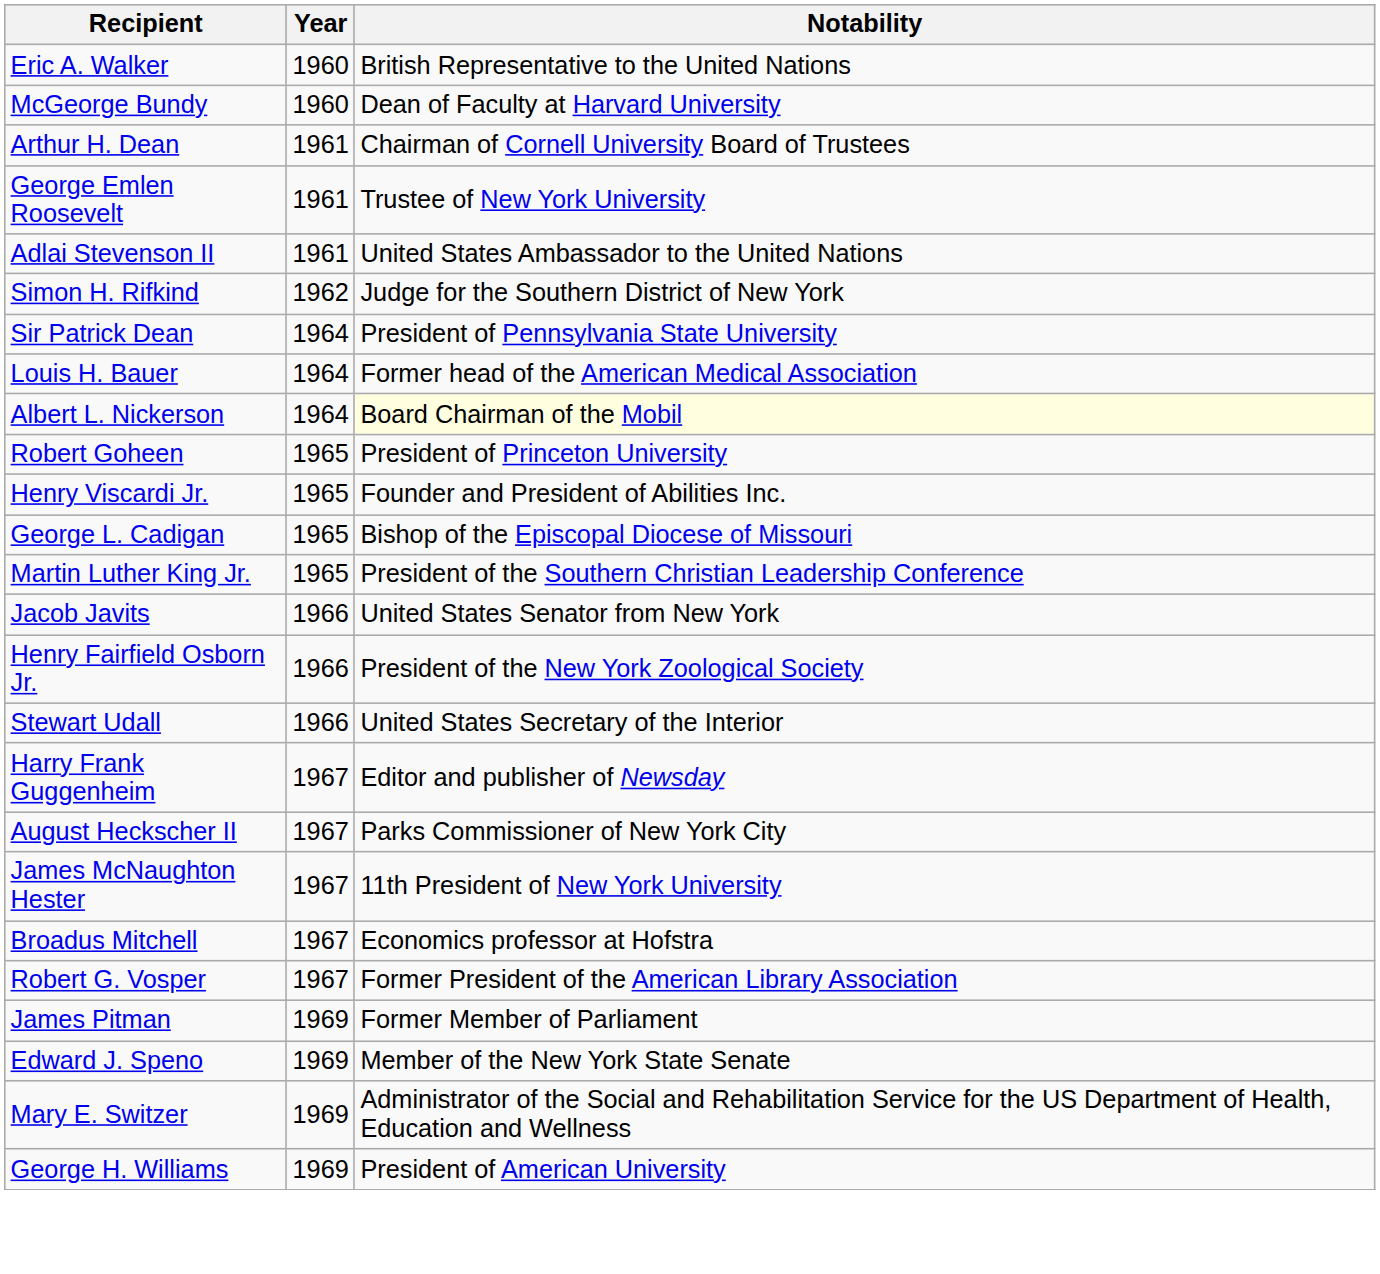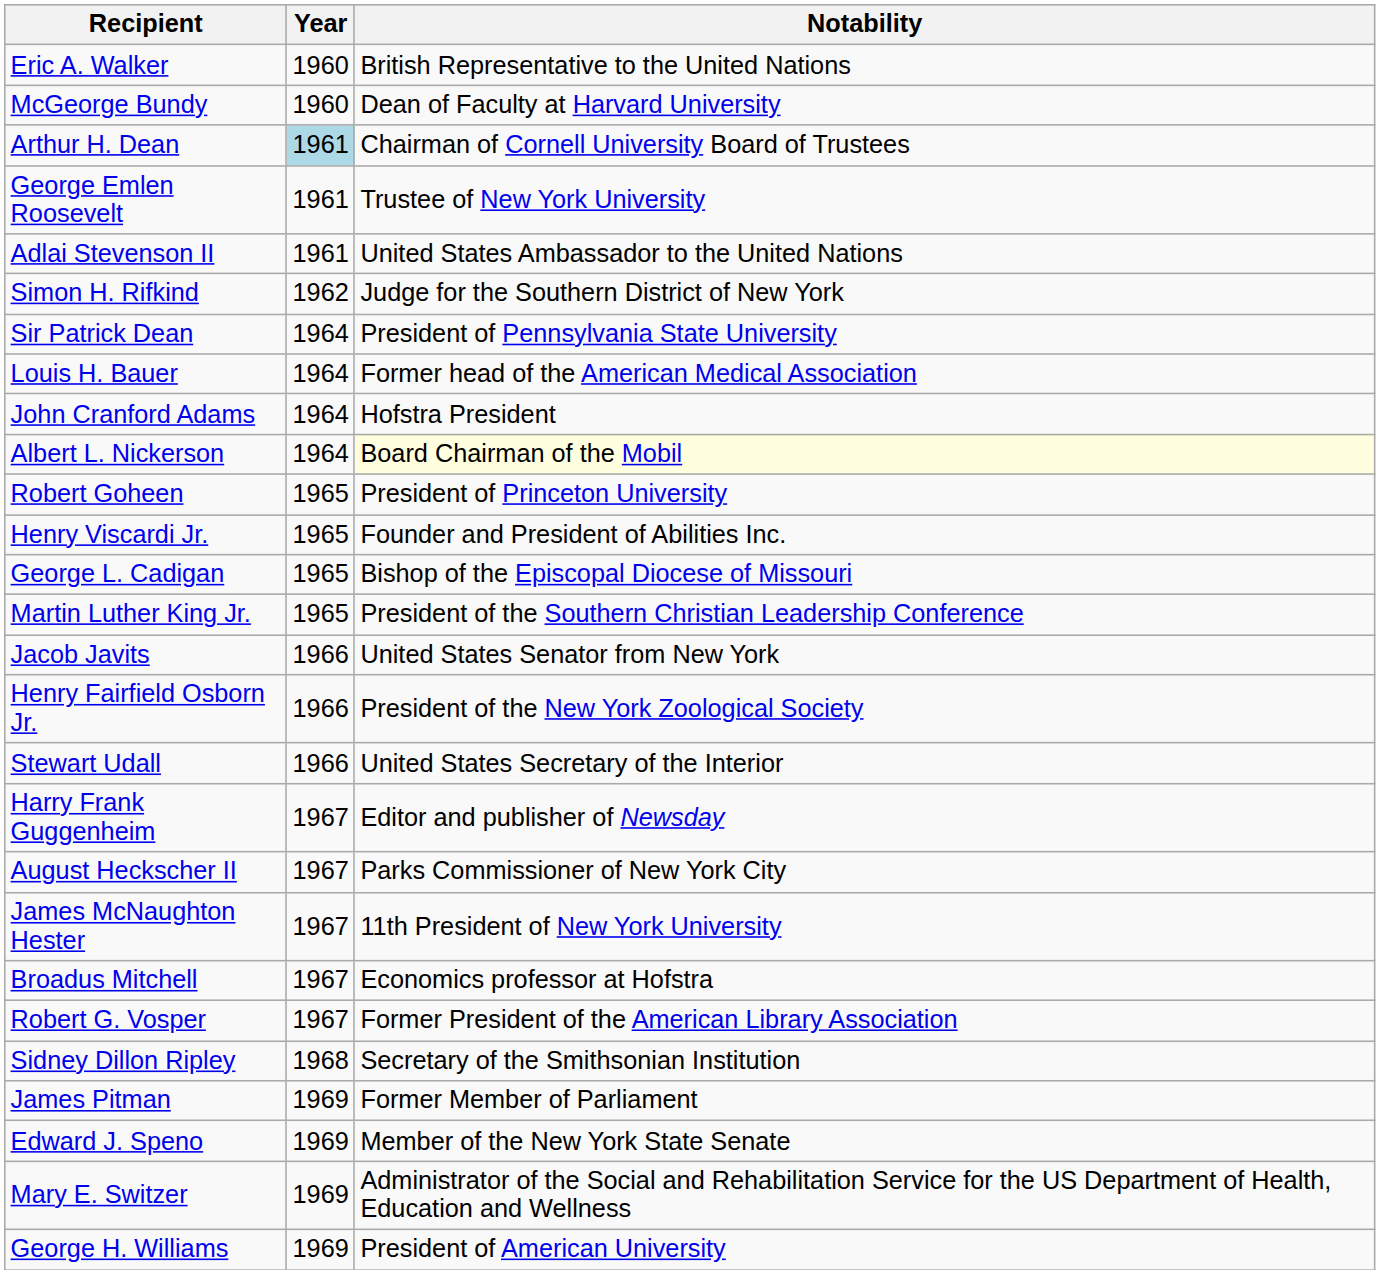(321, 144) no background -> (321, 144) lightblue background
+ row: (133, 413)
+ row: (123, 1060)
